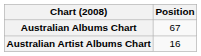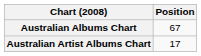(175, 43) 16 -> (175, 43) 17
